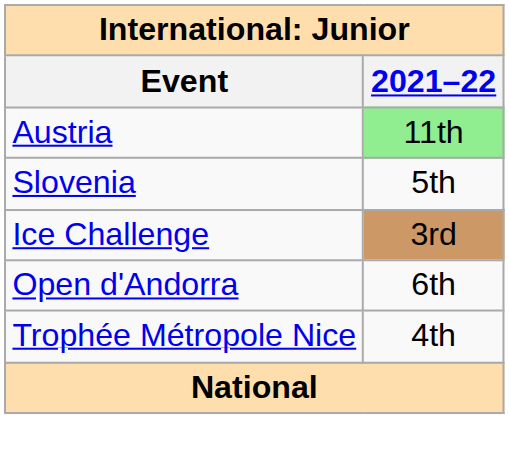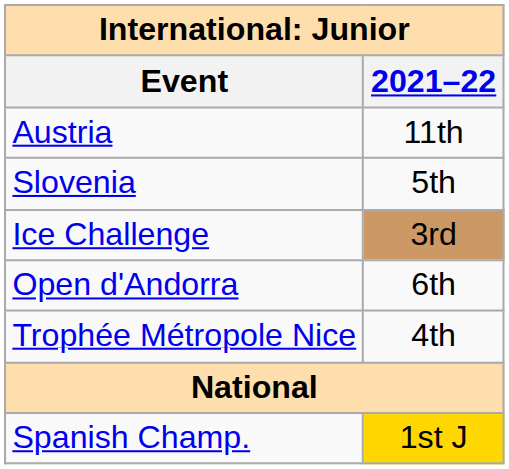(434, 132) lightgreen background -> (434, 132) no background
+ row: (131, 438)
